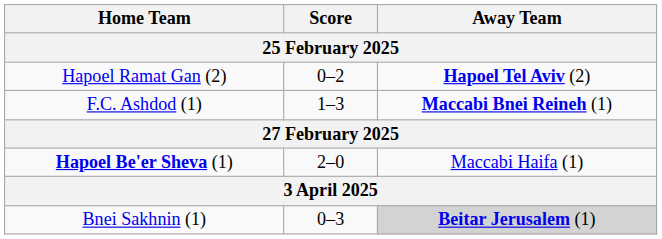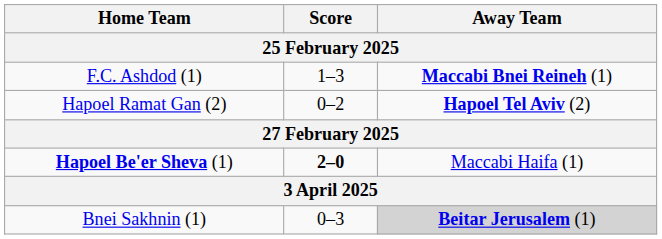rows swapped: (144, 104) <-> (144, 76)
(331, 162) normal -> (331, 162) bold
